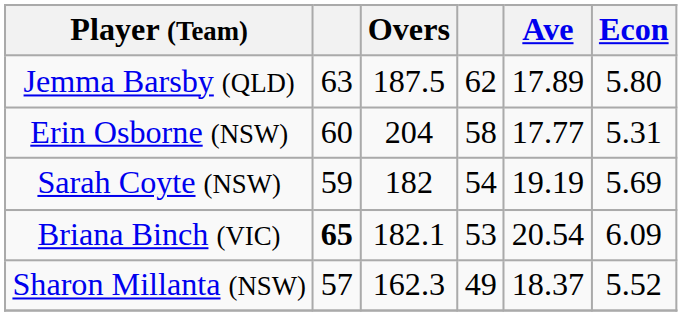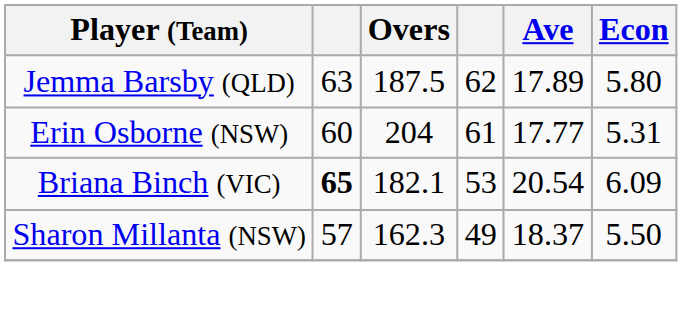(481, 132) 58 -> (481, 132) 61
- row: (159, 183)
(634, 285) 5.52 -> (634, 234) 5.50
